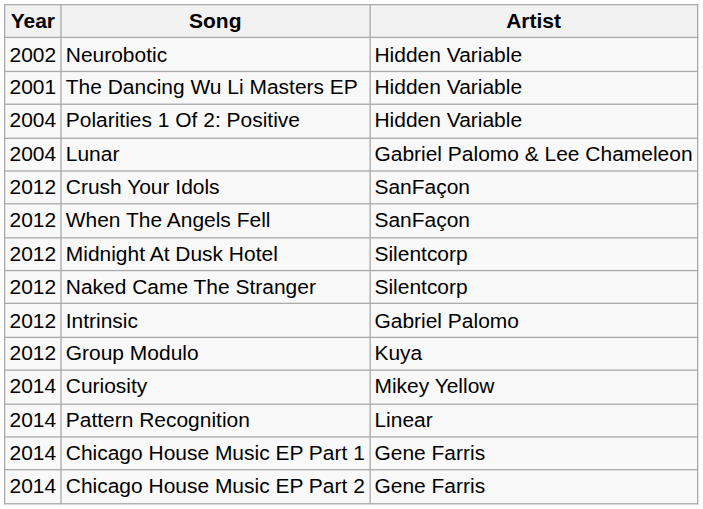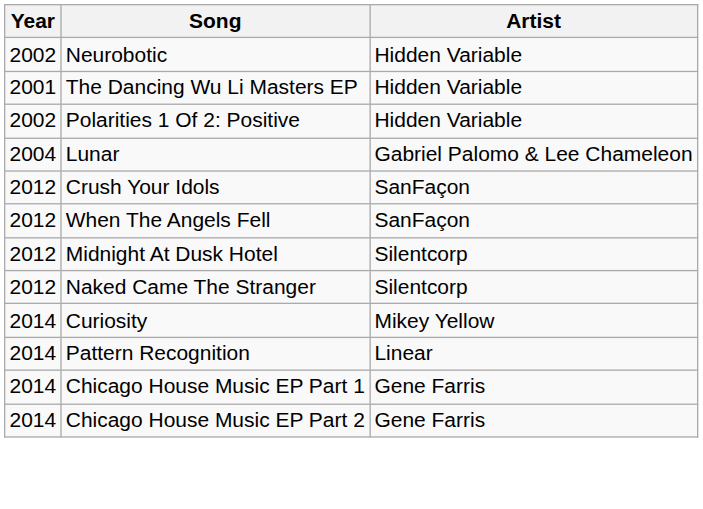(33, 120) 2004 -> (33, 120) 2002
- row: (102, 320)
- row: (132, 353)
